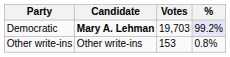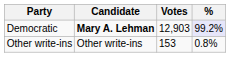(174, 28) 19,703 -> (174, 28) 12,903
